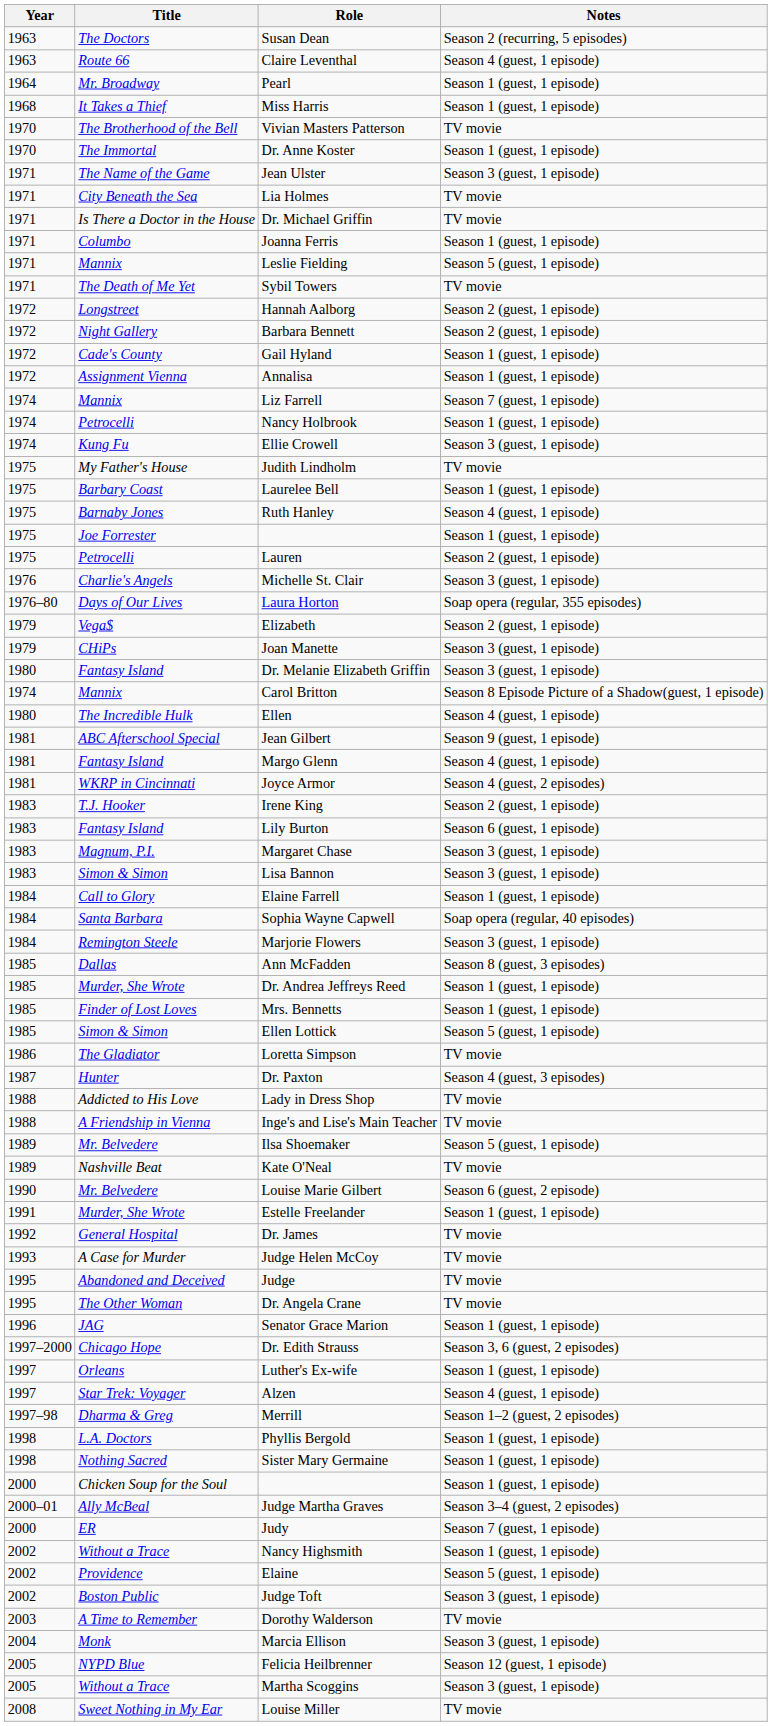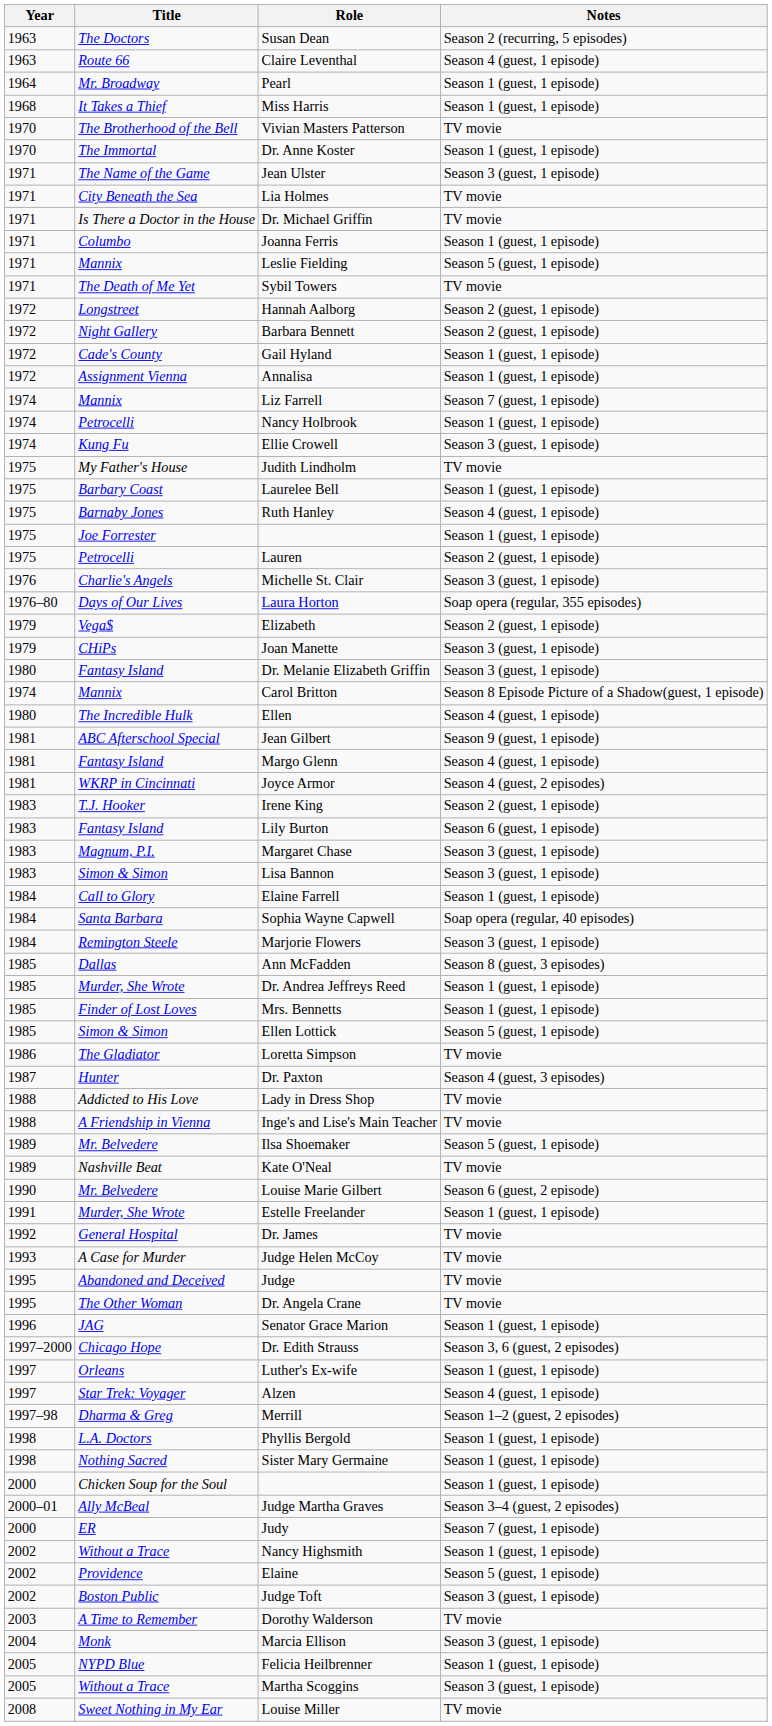(525, 1664) Season 12 (guest, 1 episode) -> (521, 1664) Season 1 (guest, 1 episode)
